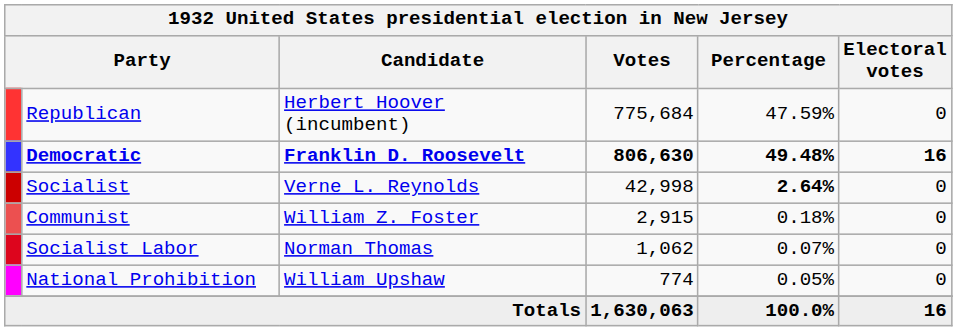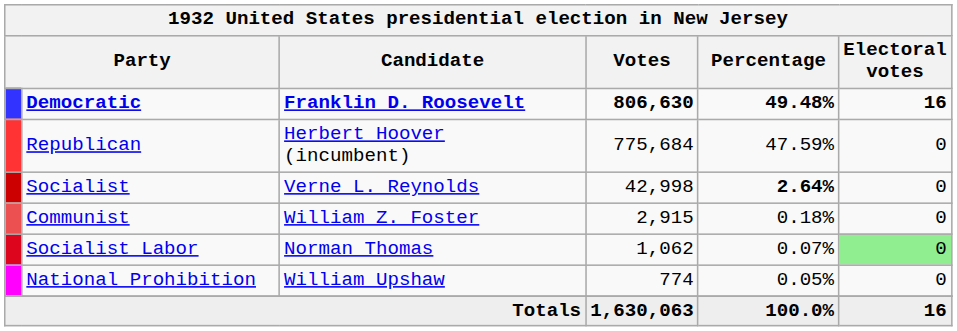rows swapped: (84, 157) <-> (84, 115)
(941, 249) no background -> (941, 249) lightgreen background
